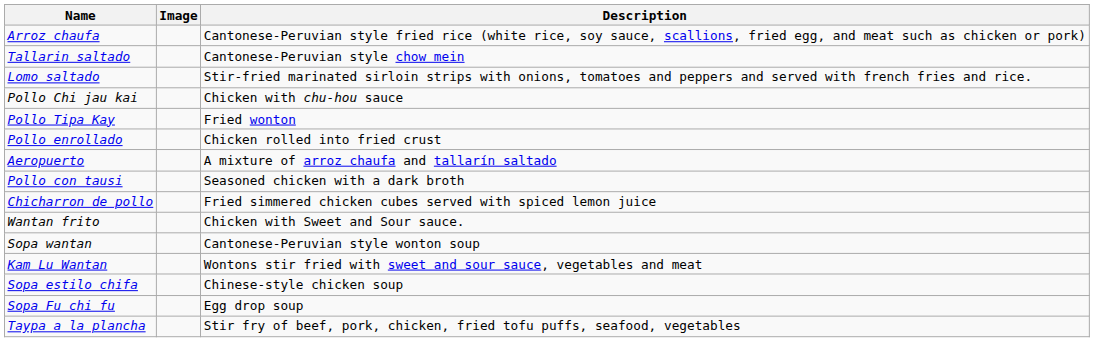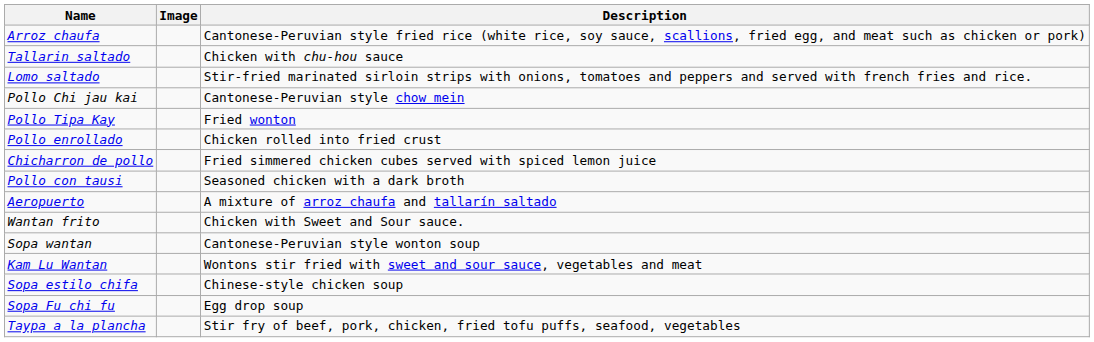(334, 56) Cantonese-Peruvian style chow mein -> (303, 56) Chicken with chu-hou sauce
(303, 98) Chicken with chu-hou sauce -> (334, 98) Cantonese-Peruvian style chow mein
rows swapped: (80, 202) <-> (46, 160)
